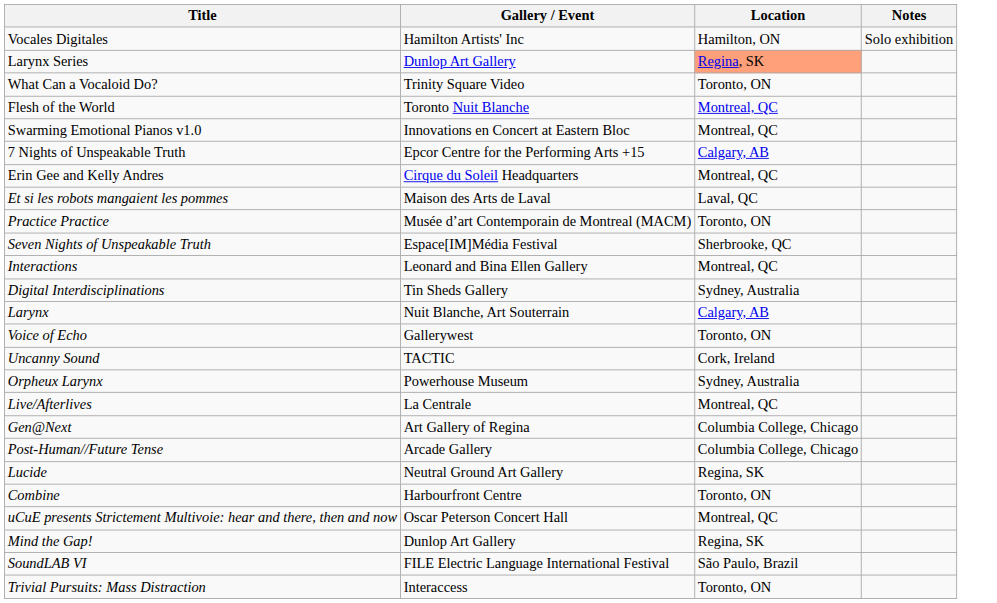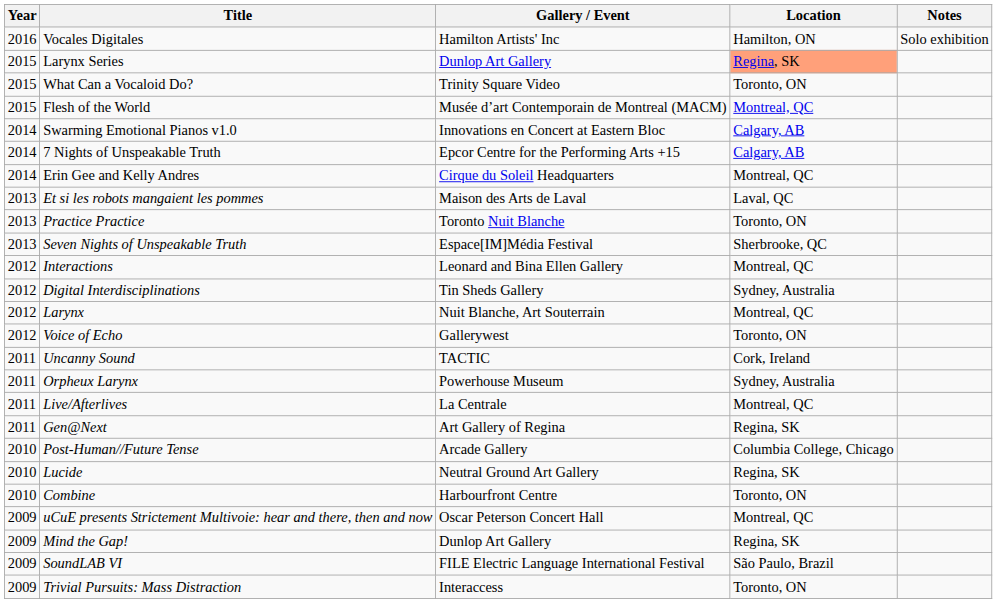+ column: (22, 15)
(466, 107) Toronto Nuit Blanche -> (583, 107) Musée d’art Contemporain de Montreal (MACM)
(738, 130) Montreal, QC -> (769, 130) Calgary, AB
(547, 221) Musée d’art Contemporain de Montreal (MACM) -> (502, 221) Toronto Nuit Blanche
(733, 312) Calgary, AB -> (773, 312) Montreal, QC
(778, 426) Columbia College, Chicago -> (766, 426) Regina, SK
